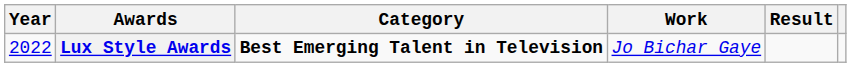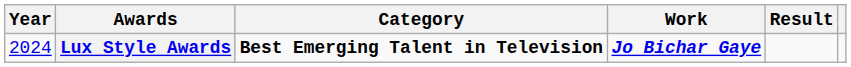(30, 48) 2022 -> (30, 48) 2024
(686, 48) normal -> (686, 48) bold
